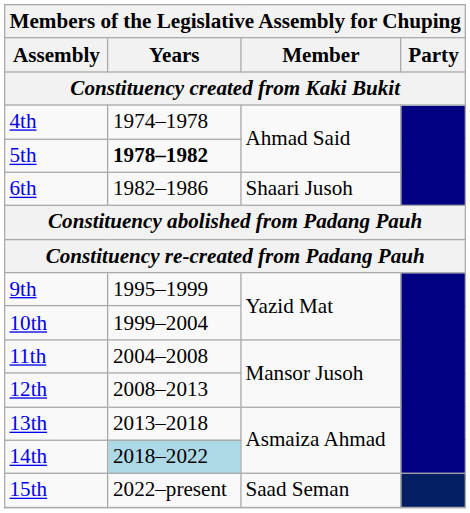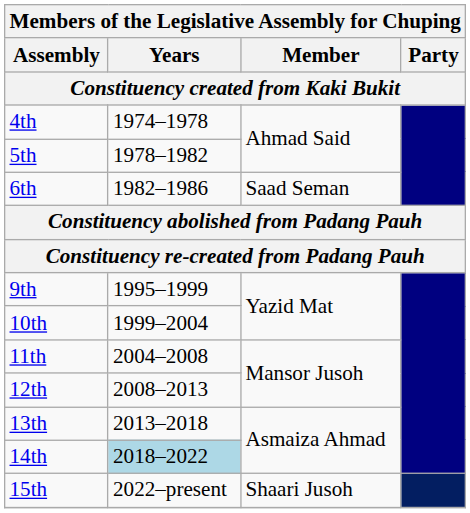(161, 155) bold -> (161, 155) normal
(299, 188) Shaari Jusoh -> (297, 188) Saad Seman
(297, 490) Saad Seman -> (299, 490) Shaari Jusoh
